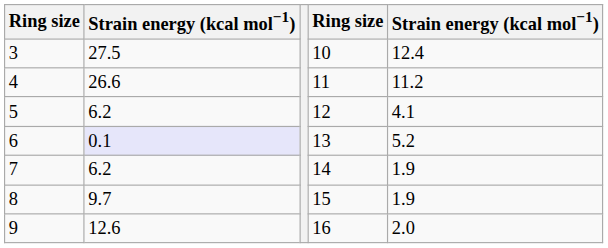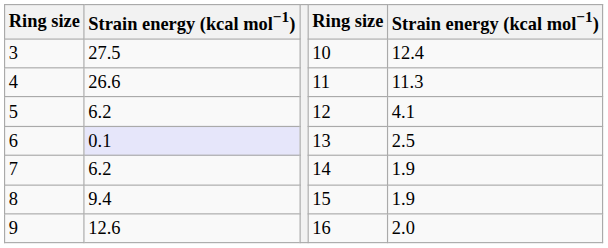(408, 82) 11.2 -> (408, 82) 11.3
(403, 140) 5.2 -> (403, 140) 2.5
(100, 199) 9.7 -> (100, 199) 9.4
